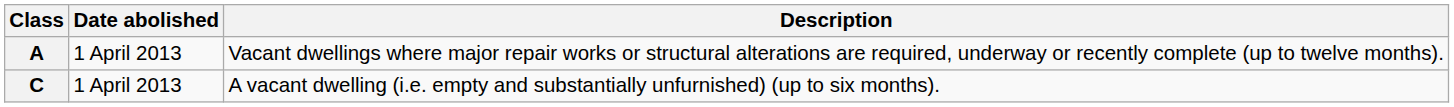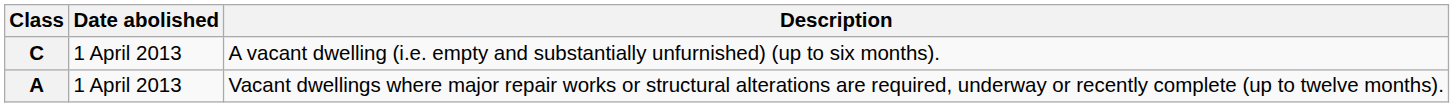rows swapped: (37, 53) <-> (37, 85)
